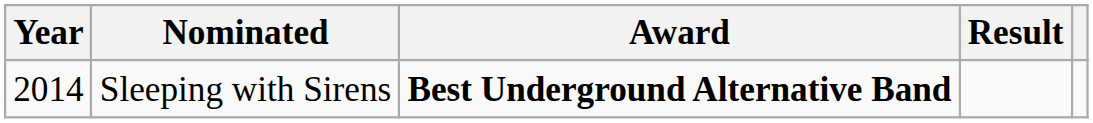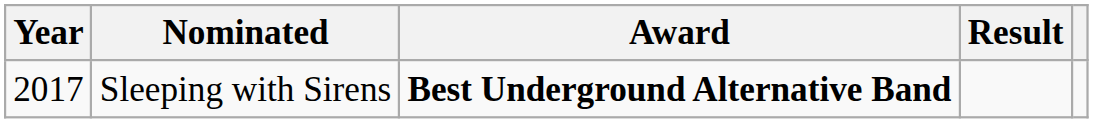(48, 88) 2014 -> (48, 88) 2017
